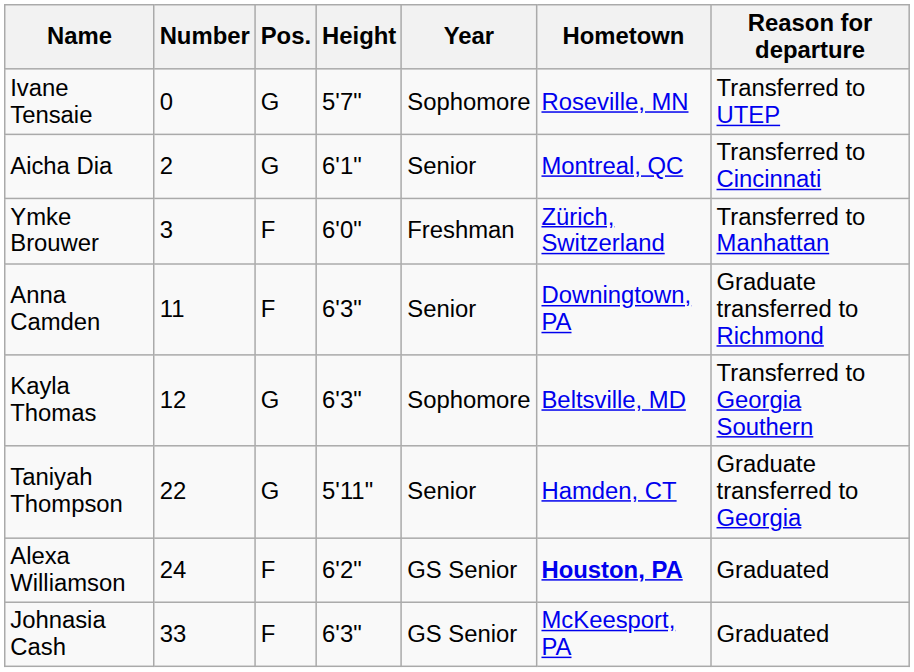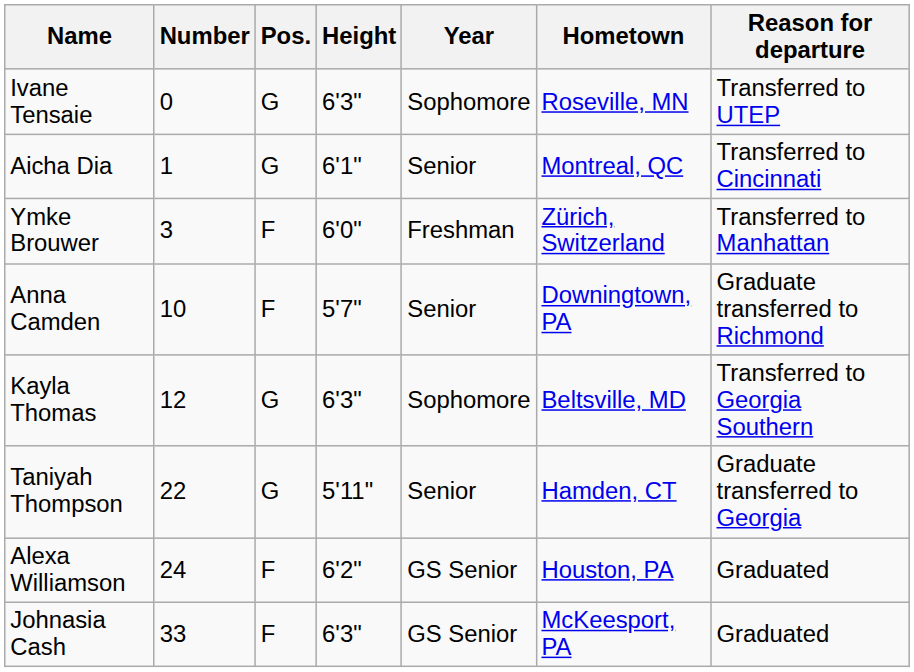(342, 101) 5'7" -> (342, 101) 6'3"
(166, 166) 2 -> (166, 166) 1
(172, 308) 11 -> (173, 308) 10
(342, 308) 6'3" -> (342, 308) 5'7"
(612, 569) bold -> (608, 569) normal
